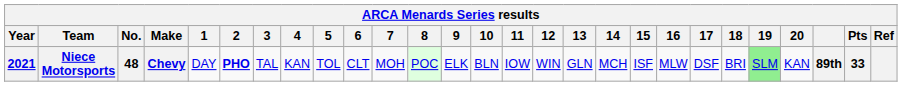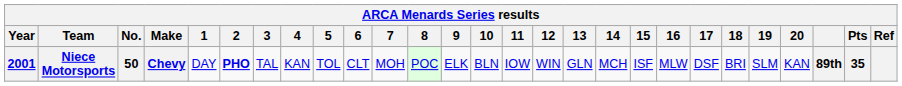(22, 64) 2021 -> (22, 64) 2001
(131, 64) 48 -> (131, 64) 50
(765, 64) lightgreen background -> (765, 64) no background
(858, 64) 33 -> (858, 64) 35
